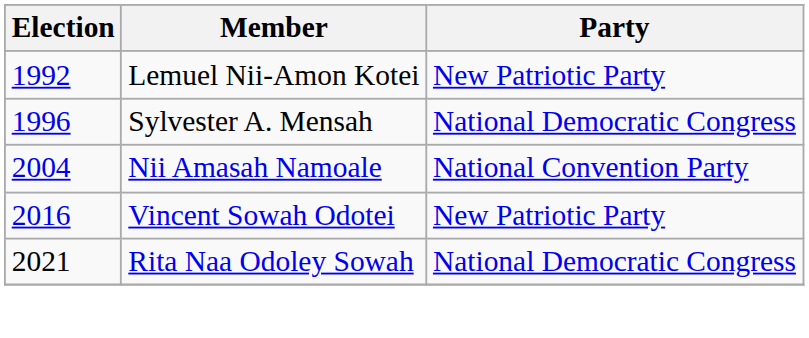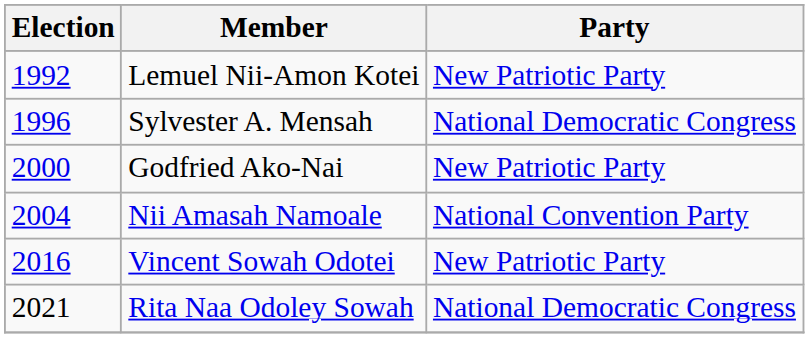+ row: (236, 167)
